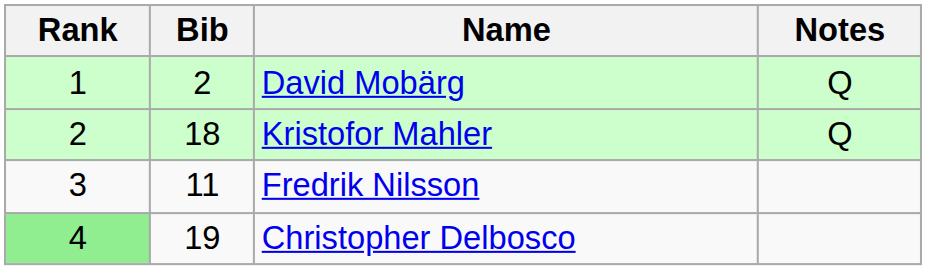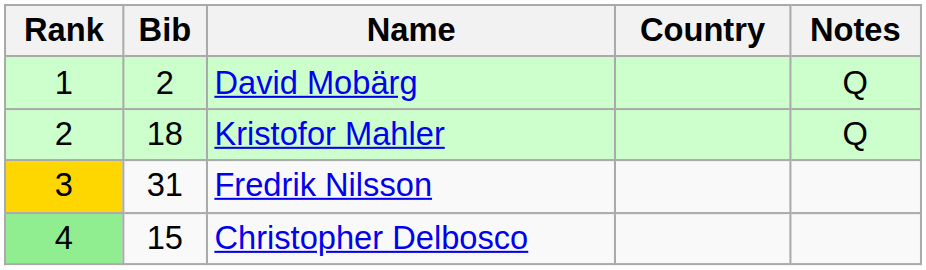+ column: (703, 30)
(78, 185) no background -> (64, 185) gold background
(202, 185) 11 -> (165, 185) 31
(202, 237) 19 -> (165, 237) 15
